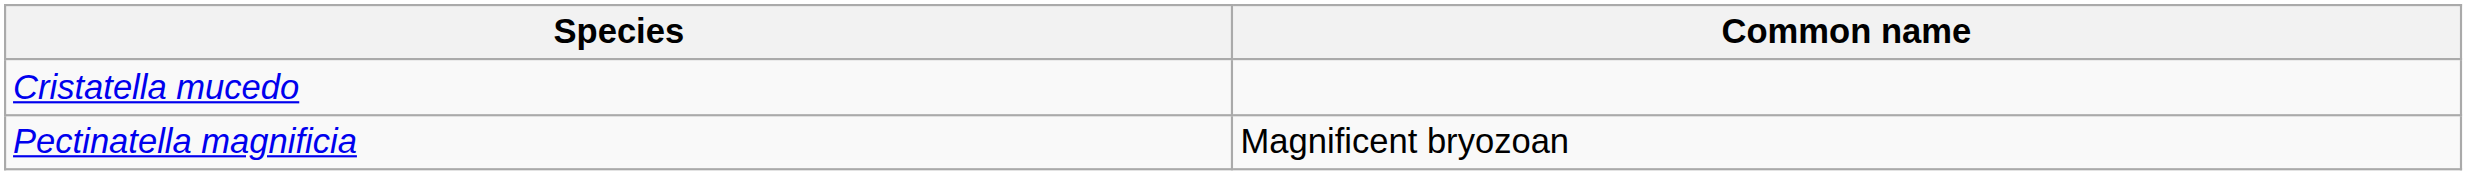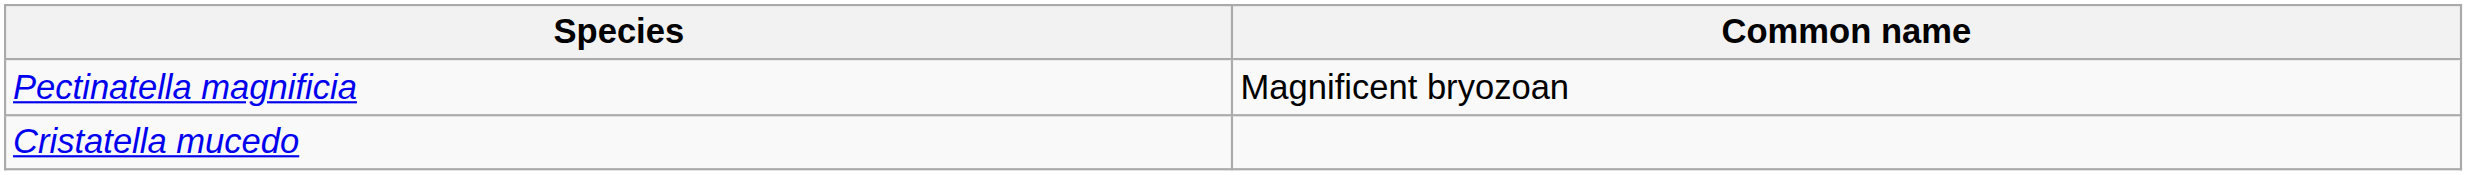rows swapped: (156, 86) <-> (185, 141)
